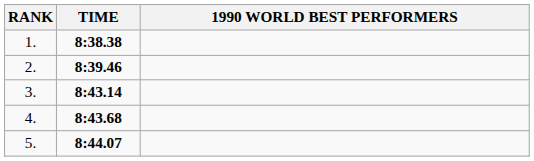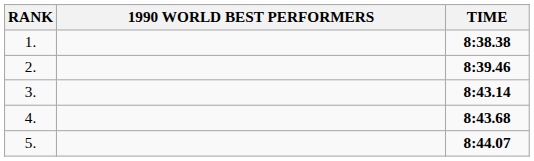columns swapped: (334, 17) <-> (98, 17)
